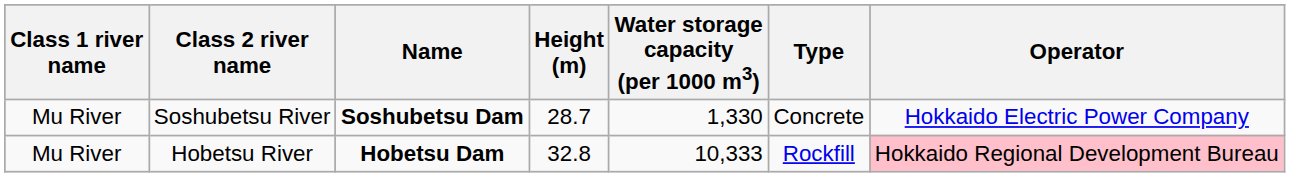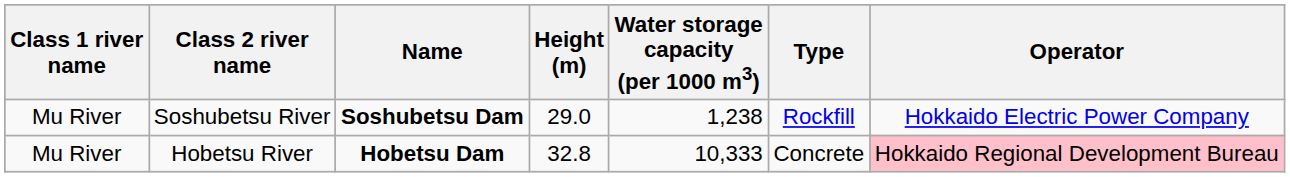(569, 117) 28.7 -> (569, 117) 29.0
(735, 117) 1,330 -> (735, 117) 1,238
(819, 117) Concrete -> (819, 117) Rockfill
(819, 153) Rockfill -> (819, 153) Concrete
